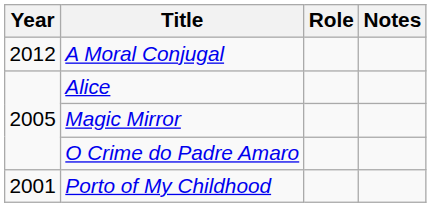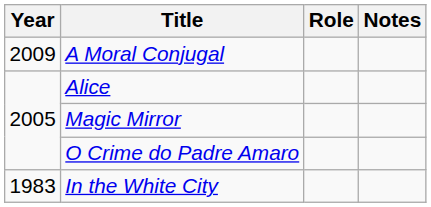(33, 53) 2012 -> (33, 53) 2009
- row: (168, 185)
+ row: (142, 185)
